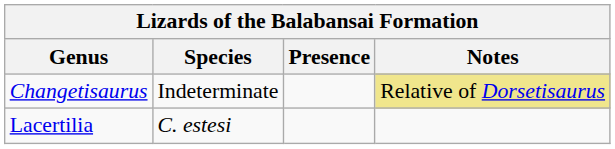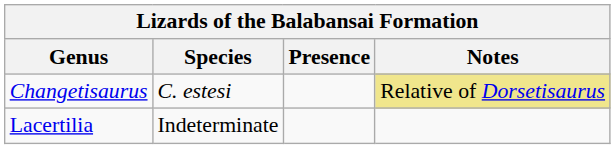(218, 90) Indeterminate -> (194, 90) C. estesi
(194, 125) C. estesi -> (218, 125) Indeterminate
